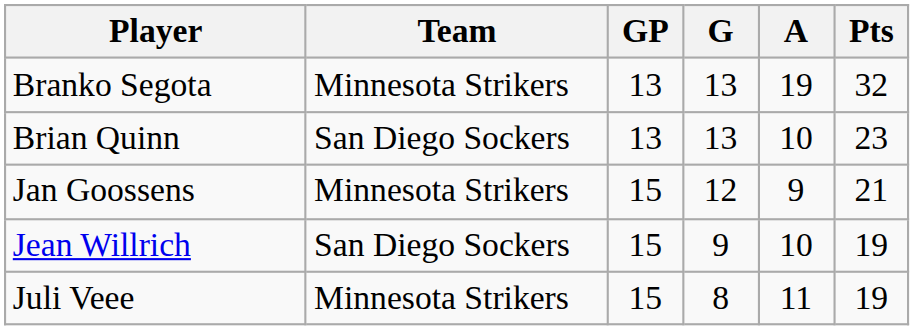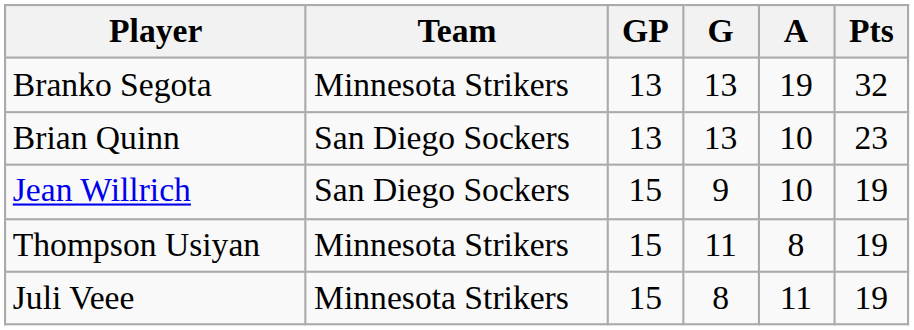- row: (104, 191)
+ row: (136, 244)
